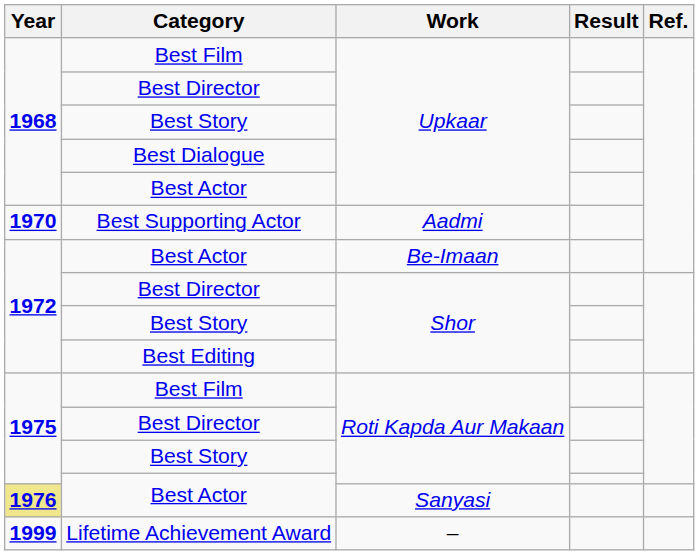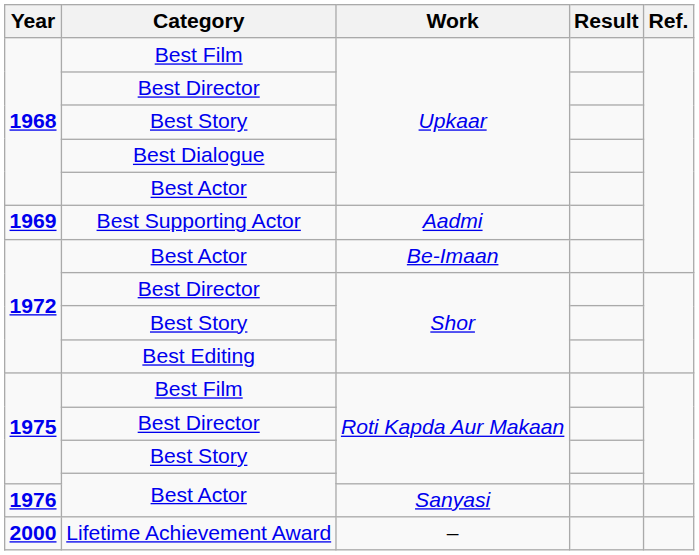(33, 222) 1970 -> (33, 222) 1969
(33, 499) khaki background -> (33, 499) no background
(33, 533) 1999 -> (33, 533) 2000
